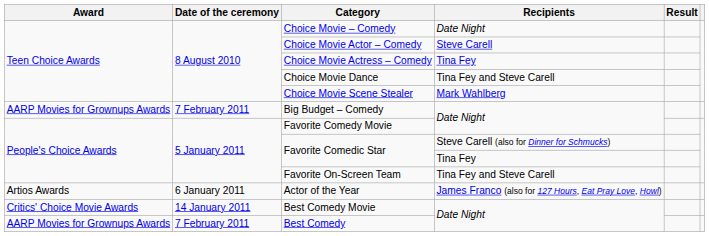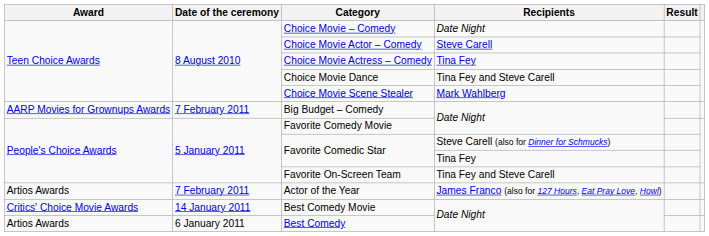(210, 191) 6 January 2011 -> (212, 191) 7 February 2011
(88, 223) AARP Movies for Grownups Awards -> (38, 223) Artios Awards
(212, 223) 7 February 2011 -> (210, 223) 6 January 2011
